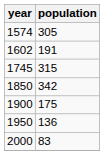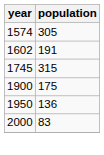- row: (20, 86)
